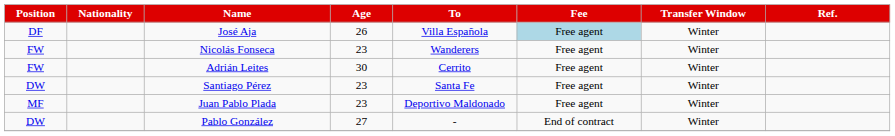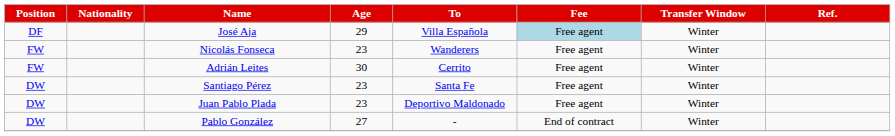(361, 31) 26 -> (361, 31) 29
(35, 103) MF -> (35, 103) DW
